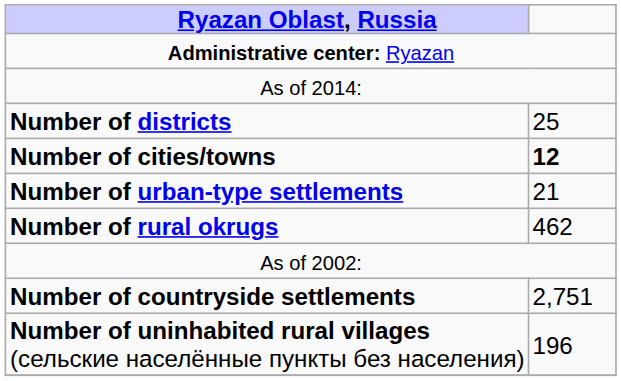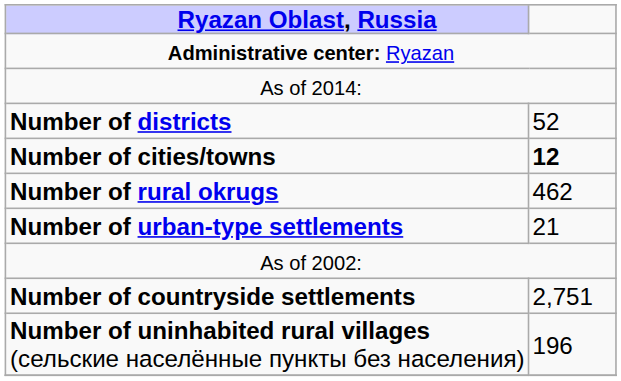(546, 121) 25 -> (546, 121) 52
rows swapped: (207, 191) <-> (144, 226)
